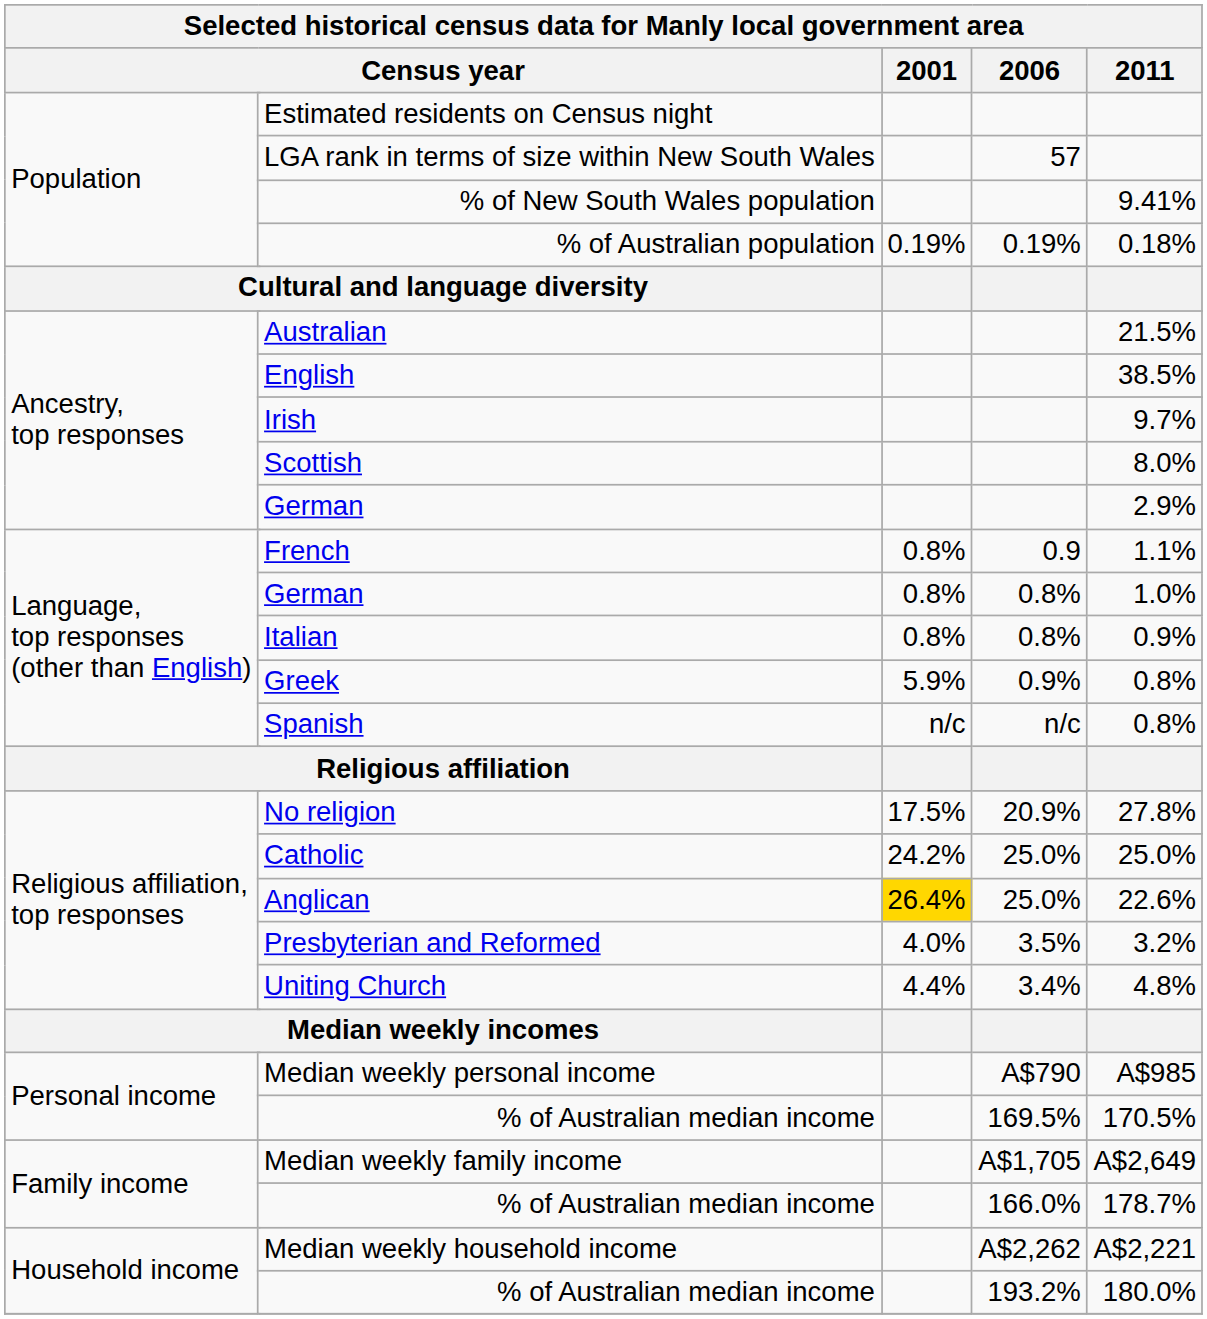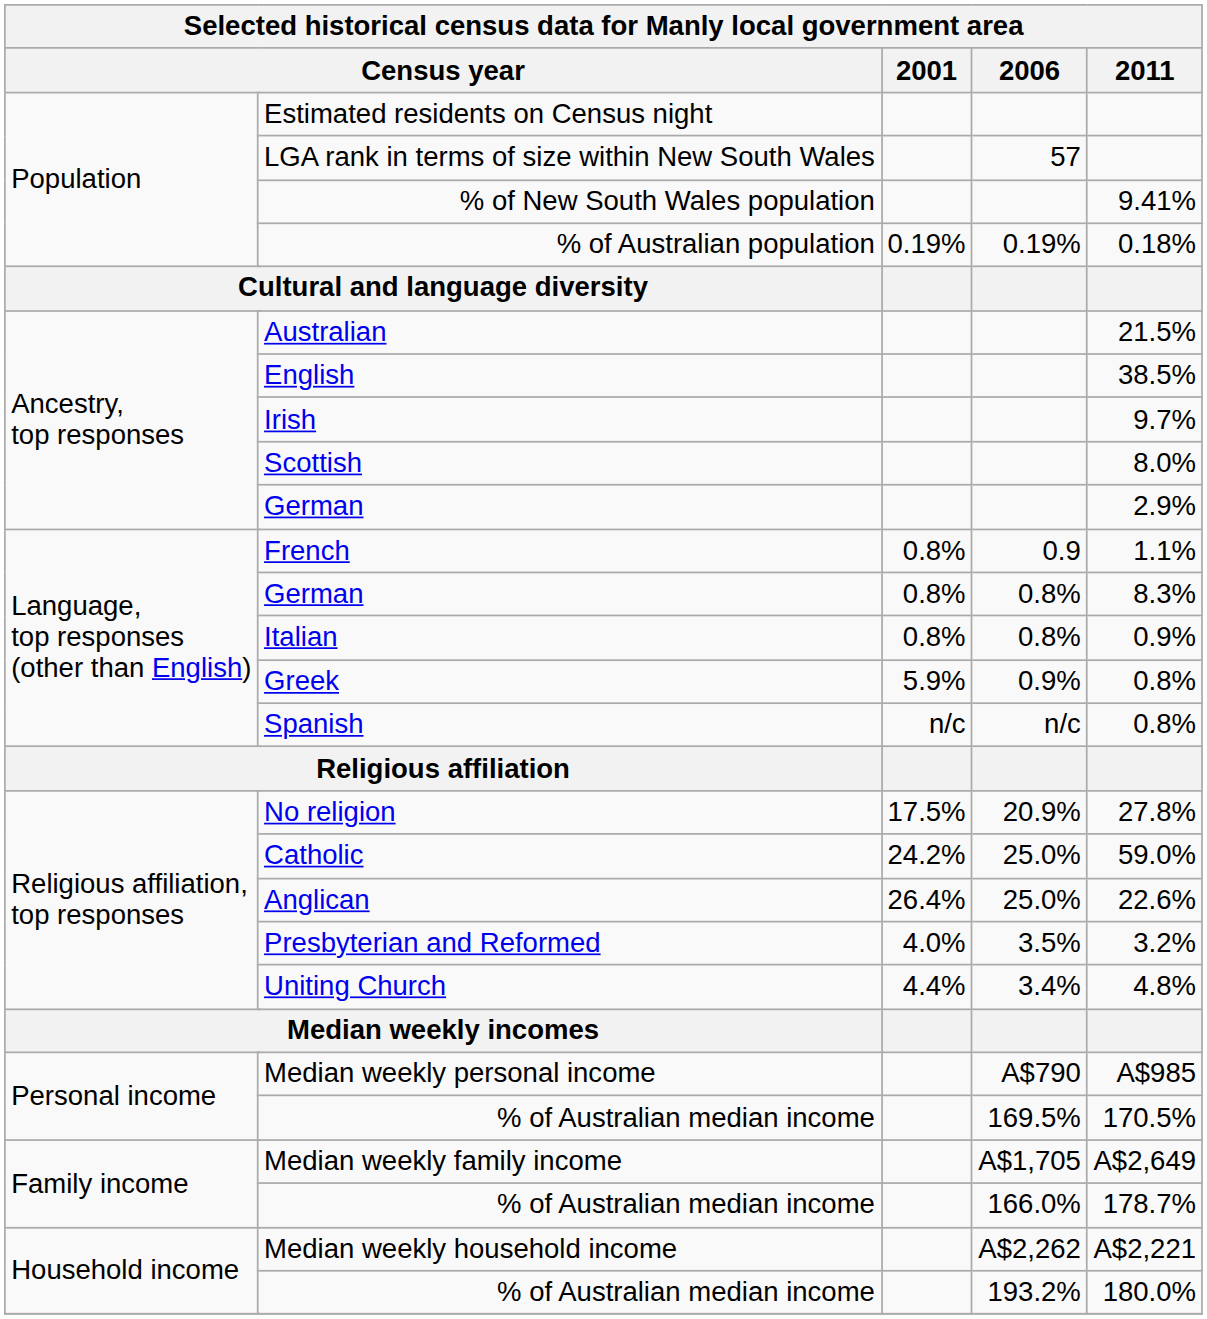(1161, 593) 1.0% -> (1161, 593) 8.3%
(1153, 855) 25.0% -> (1153, 855) 59.0%
(927, 899) gold background -> (927, 899) no background
